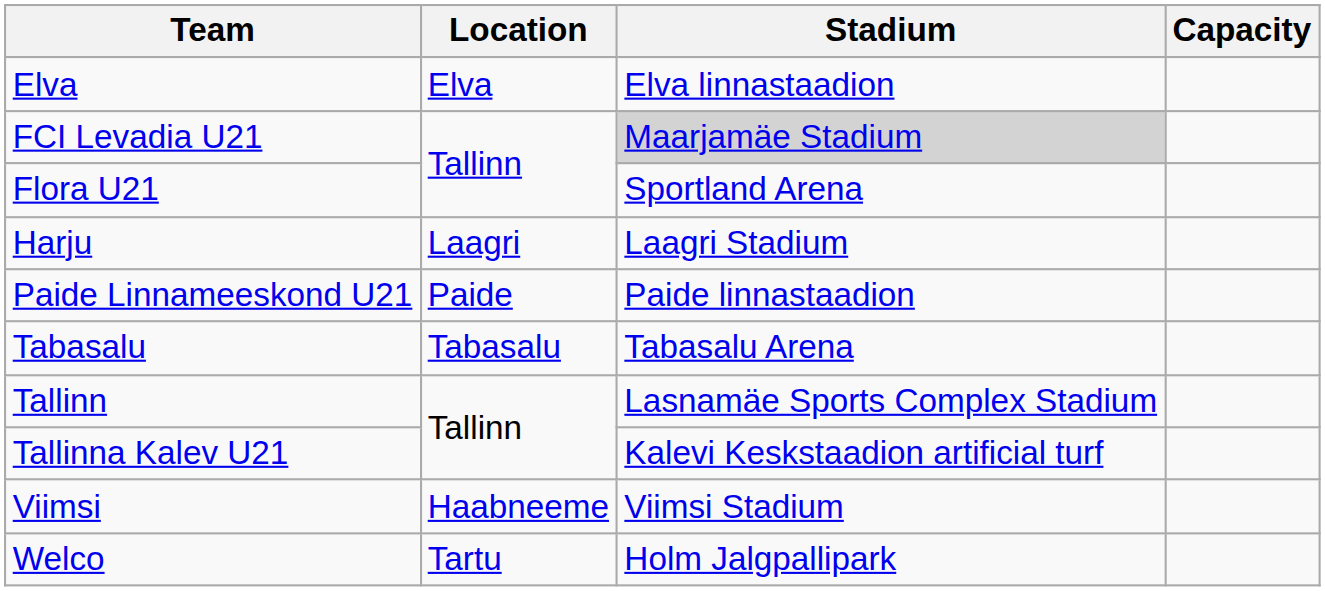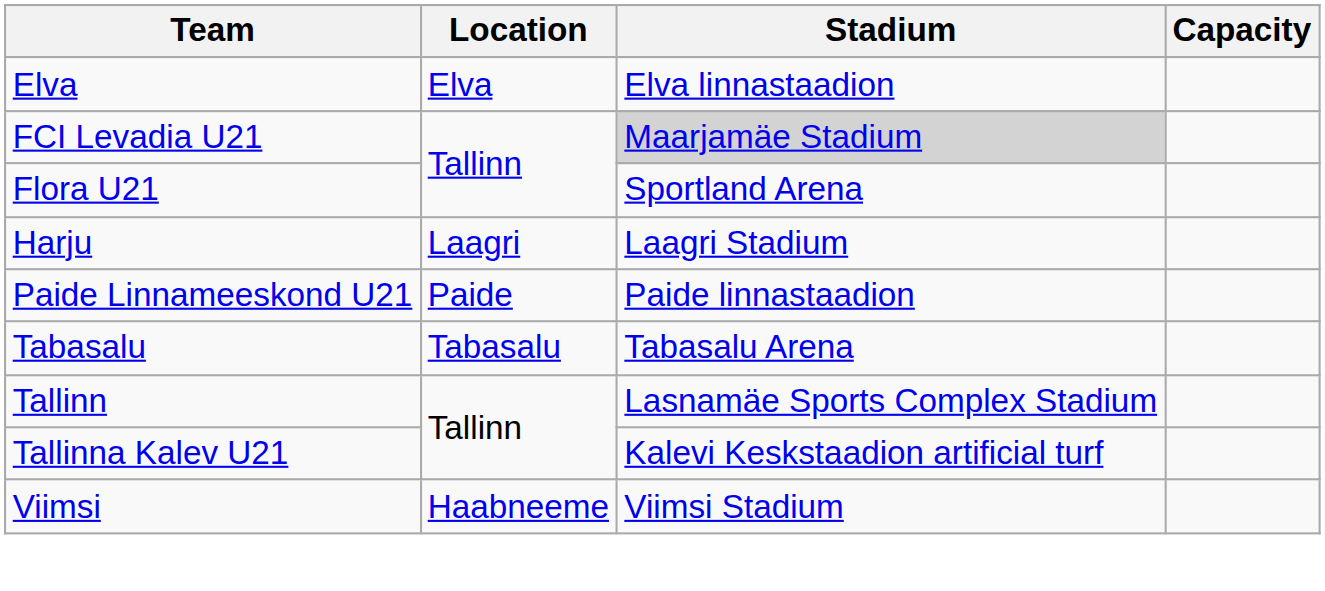- row: (59, 558)
